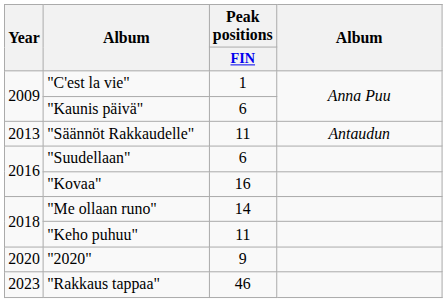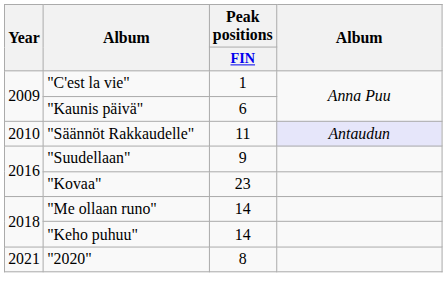(24, 133) 2013 -> (24, 133) 2010
(359, 133) no background -> (359, 133) lavender background
(243, 158) 6 -> (243, 158) 9
(243, 183) 16 -> (243, 183) 23
(243, 234) 11 -> (243, 234) 14
(24, 259) 2020 -> (24, 259) 2021
(243, 259) 9 -> (243, 259) 8
- row: (104, 284)
